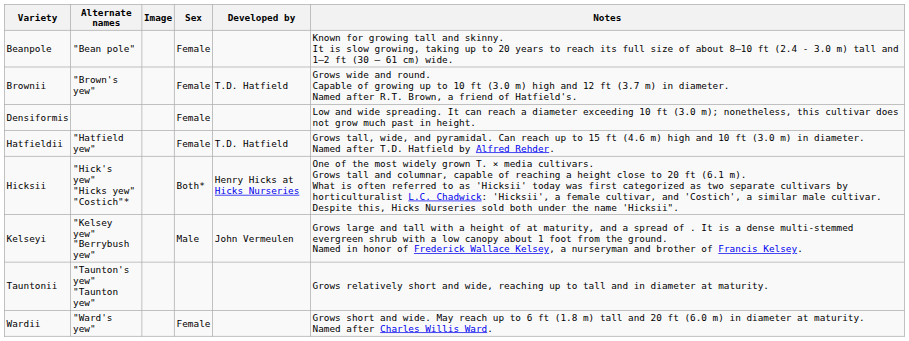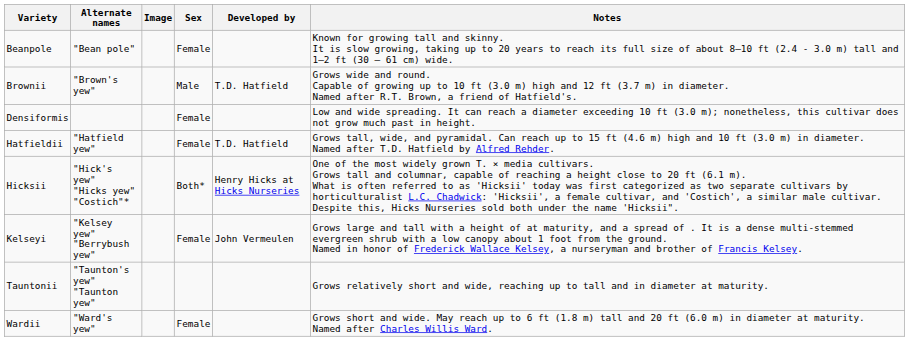(193, 86) Female -> (188, 86) Male
(188, 239) Male -> (193, 239) Female
